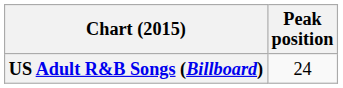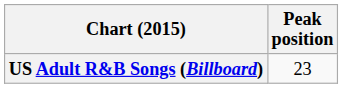(303, 68) 24 -> (303, 68) 23
